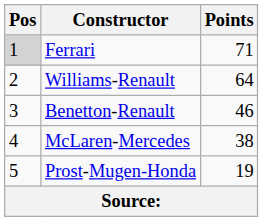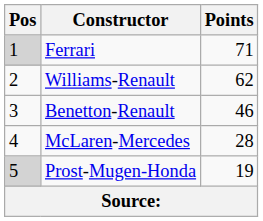(244, 80) 64 -> (244, 80) 62
(244, 141) 38 -> (244, 141) 28
(13, 171) no background -> (13, 171) lightgrey background
